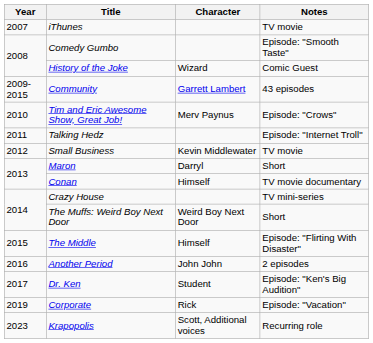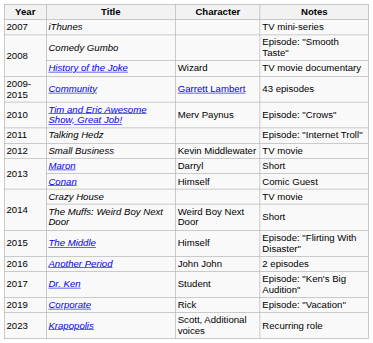(283, 27) TV movie -> (293, 27) TV mini-series
(290, 68) Comic Guest -> (312, 68) TV movie documentary
(312, 181) TV movie documentary -> (290, 181) Comic Guest
(293, 196) TV mini-series -> (283, 196) TV movie
